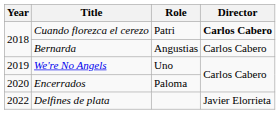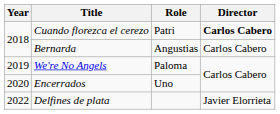(163, 65) Uno -> (170, 65) Paloma
(170, 83) Paloma -> (163, 83) Uno
